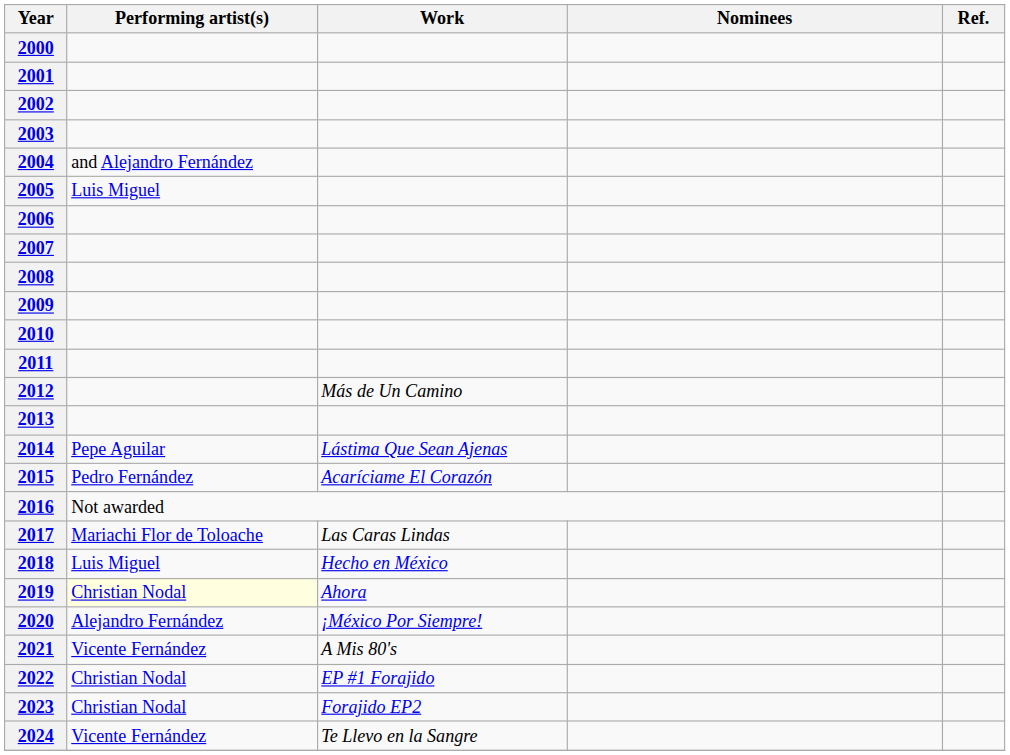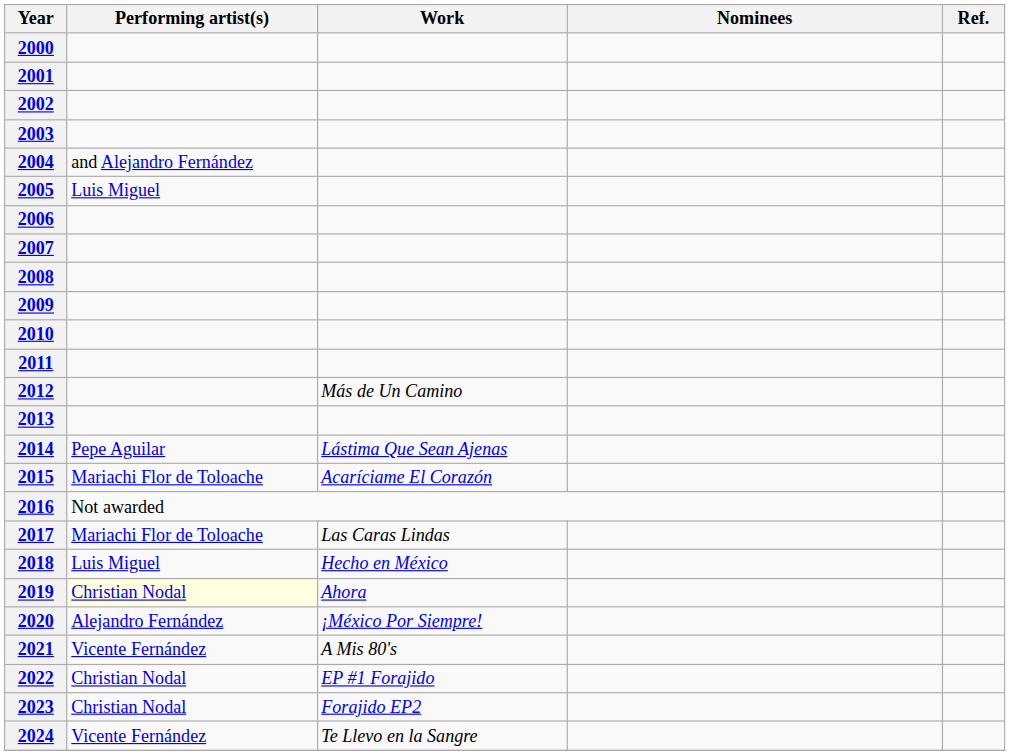(132, 477) Pedro Fernández -> (167, 477) Mariachi Flor de Toloache
